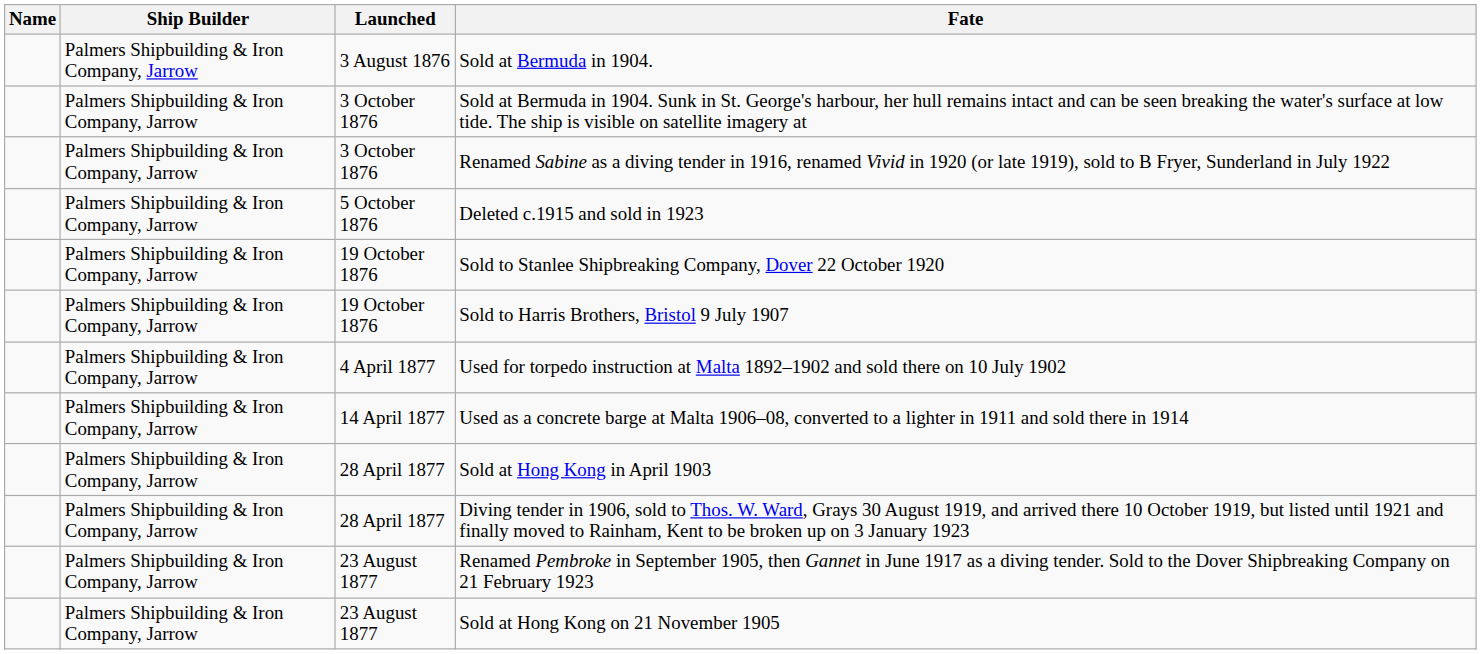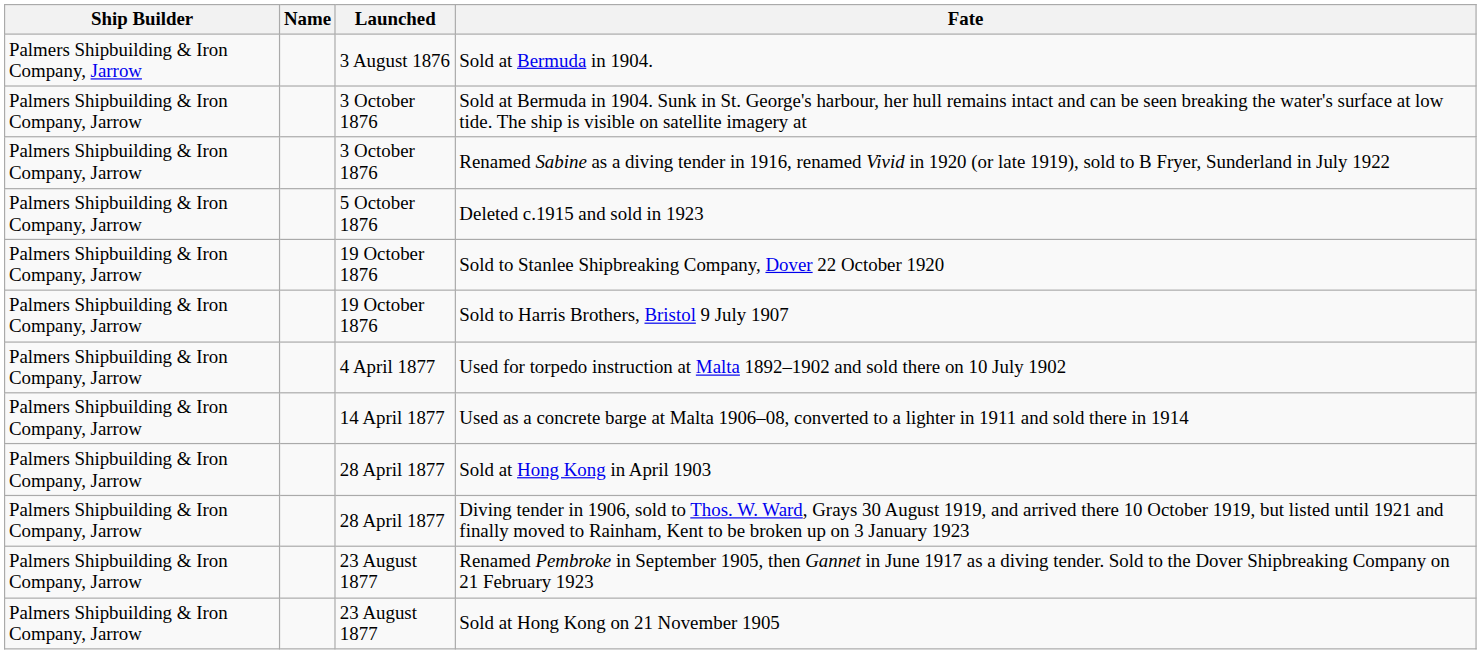columns swapped: (33, 19) <-> (198, 19)
